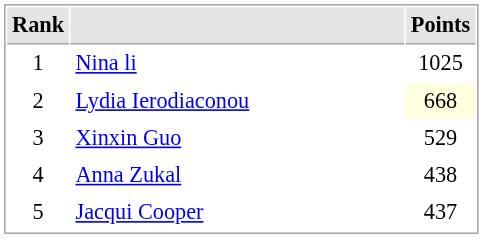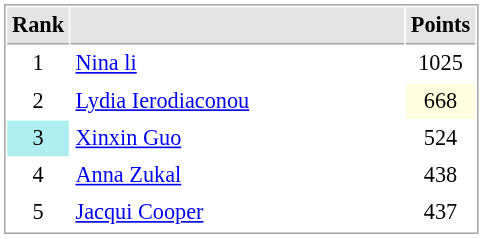(38, 138) no background -> (38, 138) paleturquoise background
(440, 138) 529 -> (440, 138) 524
